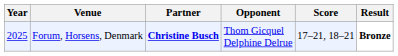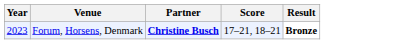- column: (258, 13)
(17, 36) 2025 -> (17, 30) 2023
